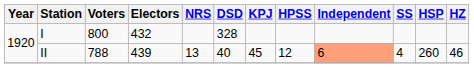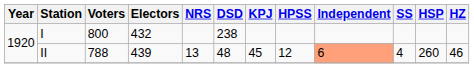(227, 33) 328 -> (227, 33) 238
(224, 53) 40 -> (224, 53) 48
